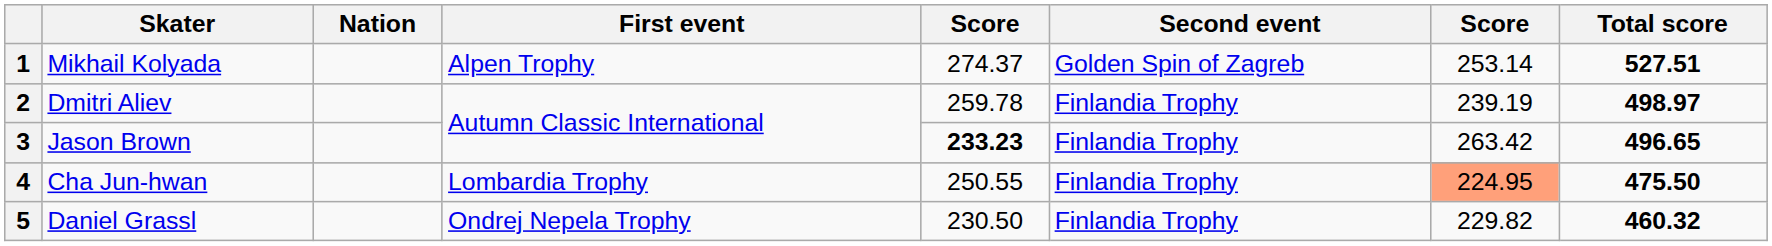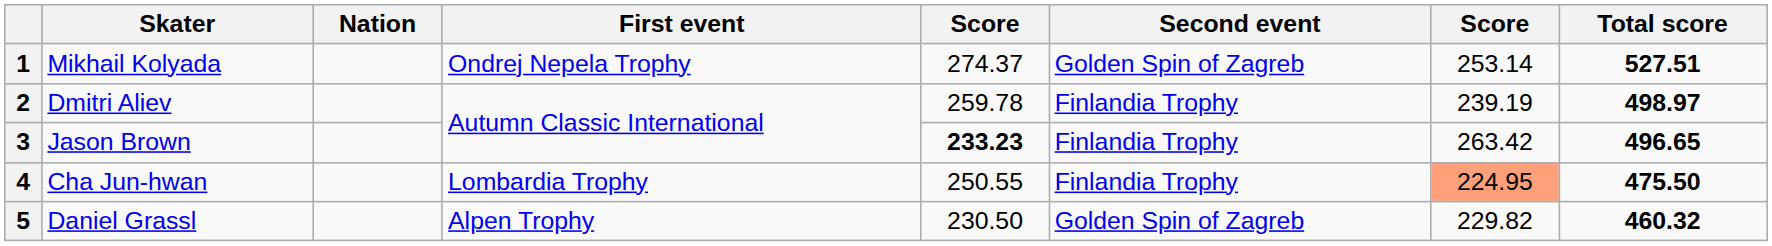(521, 63) Alpen Trophy -> (569, 63) Ondrej Nepela Trophy
(569, 220) Ondrej Nepela Trophy -> (521, 220) Alpen Trophy
(1146, 220) Finlandia Trophy -> (1179, 220) Golden Spin of Zagreb
